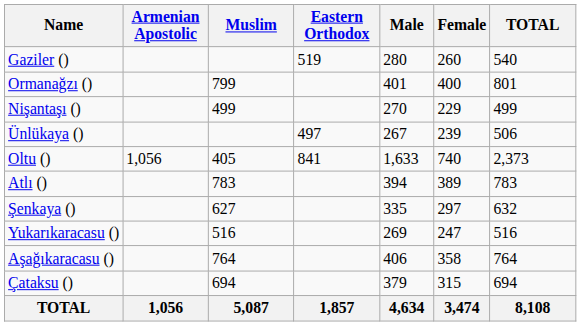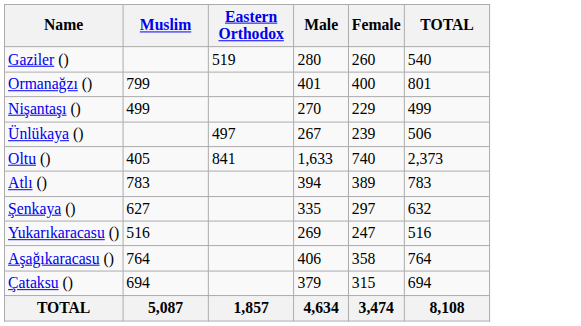- column: (166, 25)
